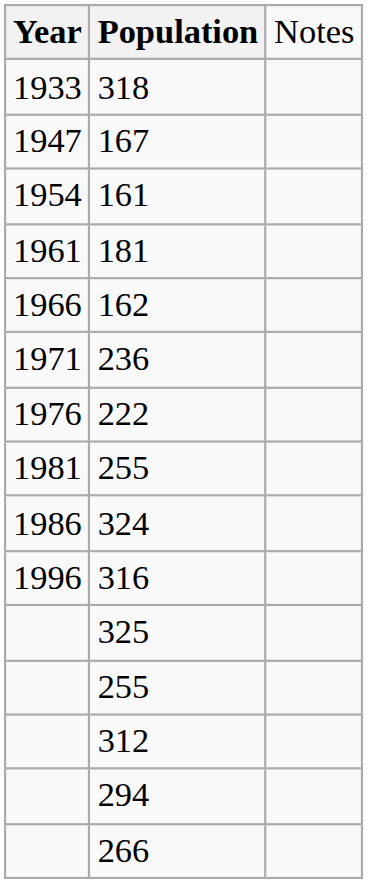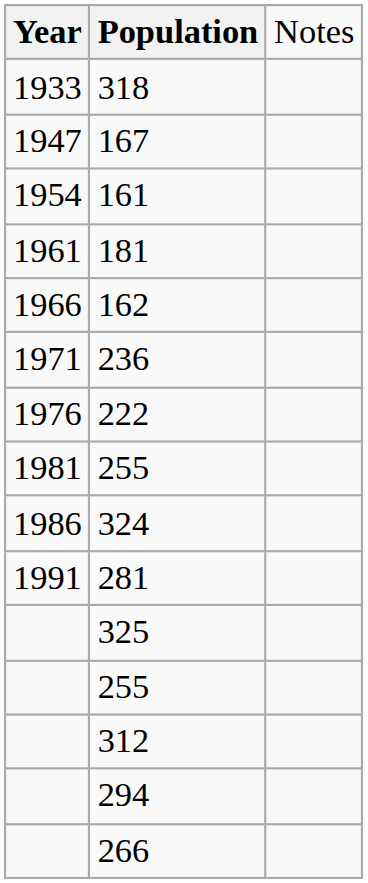+ row: (47, 577)
- row: (47, 577)
